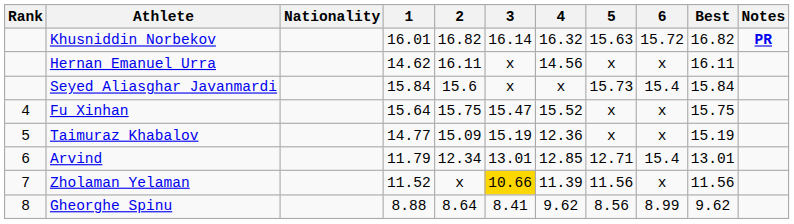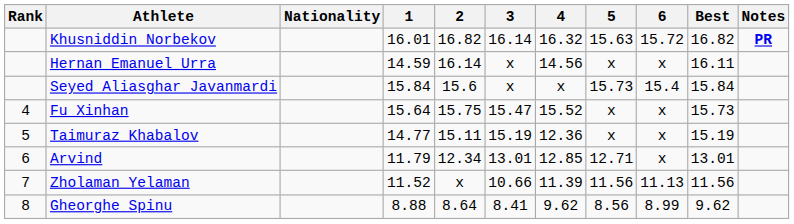(409, 64) 14.62 -> (409, 64) 14.59
(460, 64) 16.11 -> (460, 64) 16.14
(713, 111) 15.75 -> (713, 111) 15.73
(460, 135) 15.09 -> (460, 135) 15.11
(662, 159) 15.4 -> (662, 159) x
(510, 183) gold background -> (510, 183) no background
(662, 183) x -> (662, 183) 11.13
